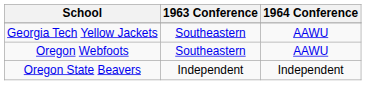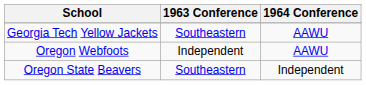(210, 51) Southeastern -> (210, 51) Independent
(210, 70) Independent -> (210, 70) Southeastern
